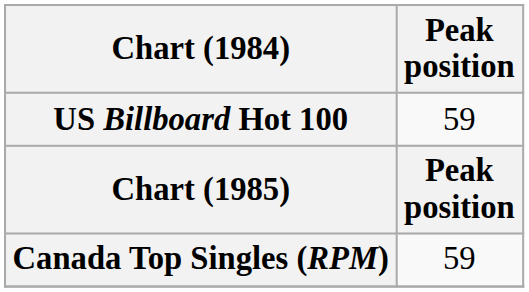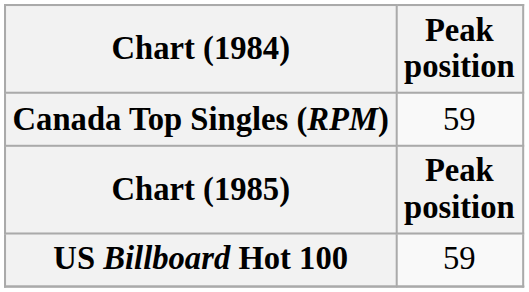rows swapped: (201, 259) <-> (201, 118)
